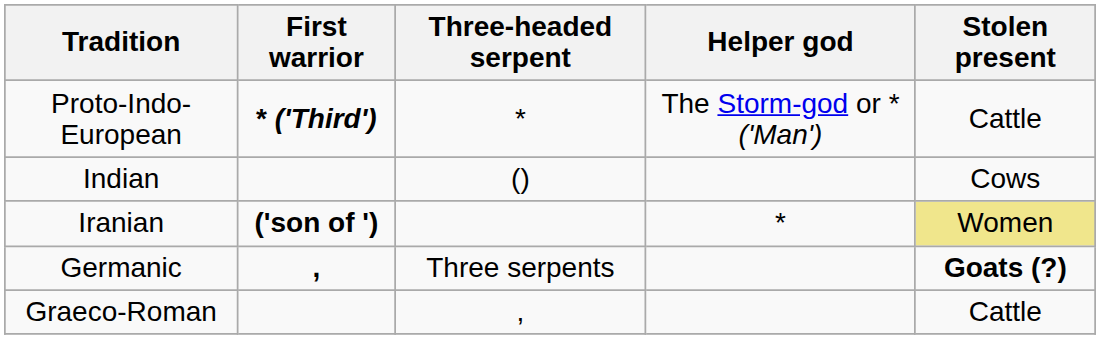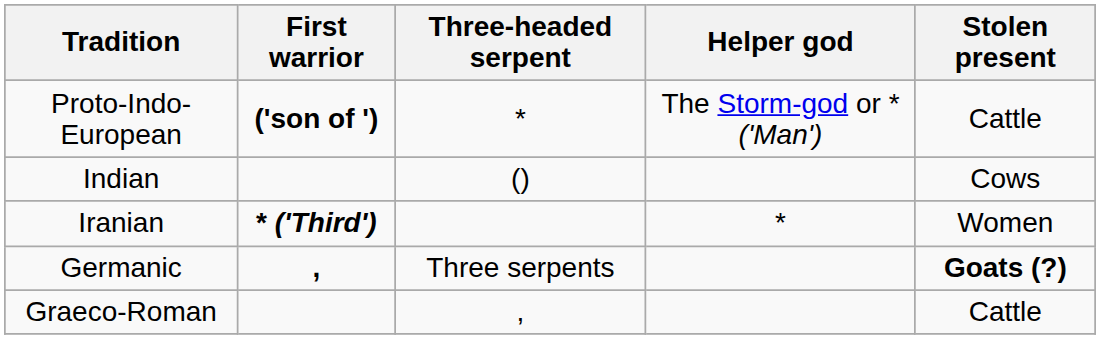(316, 118) * ('Third') -> (316, 118) ('son of ')
(316, 222) ('son of ') -> (316, 222) * ('Third')
(1005, 222) khaki background -> (1005, 222) no background
